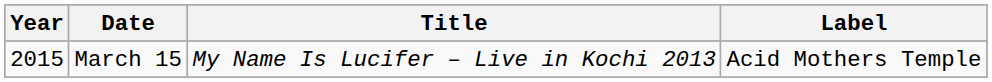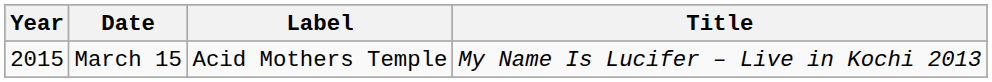columns swapped: (454, 23) <-> (854, 23)
